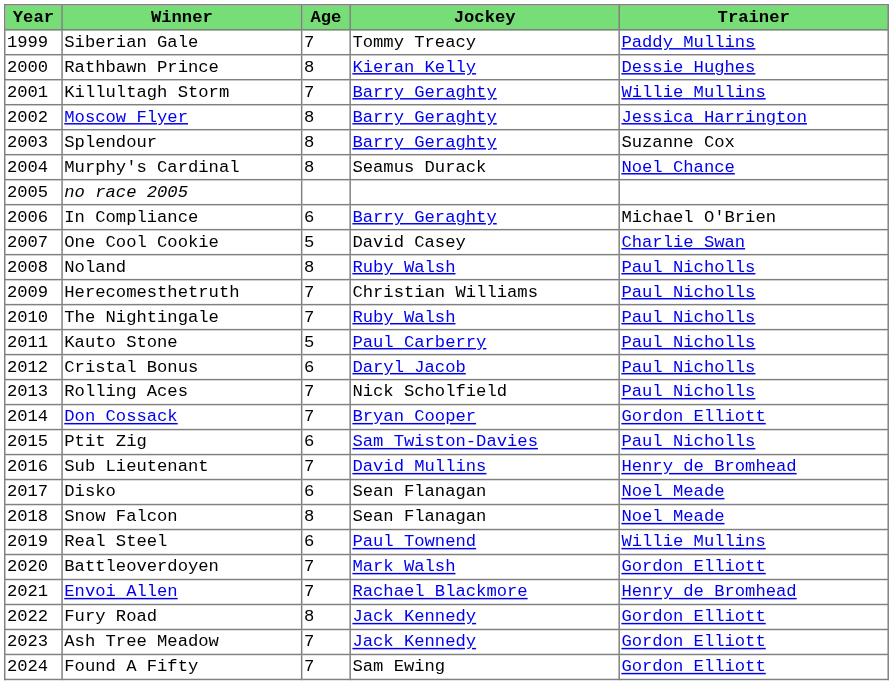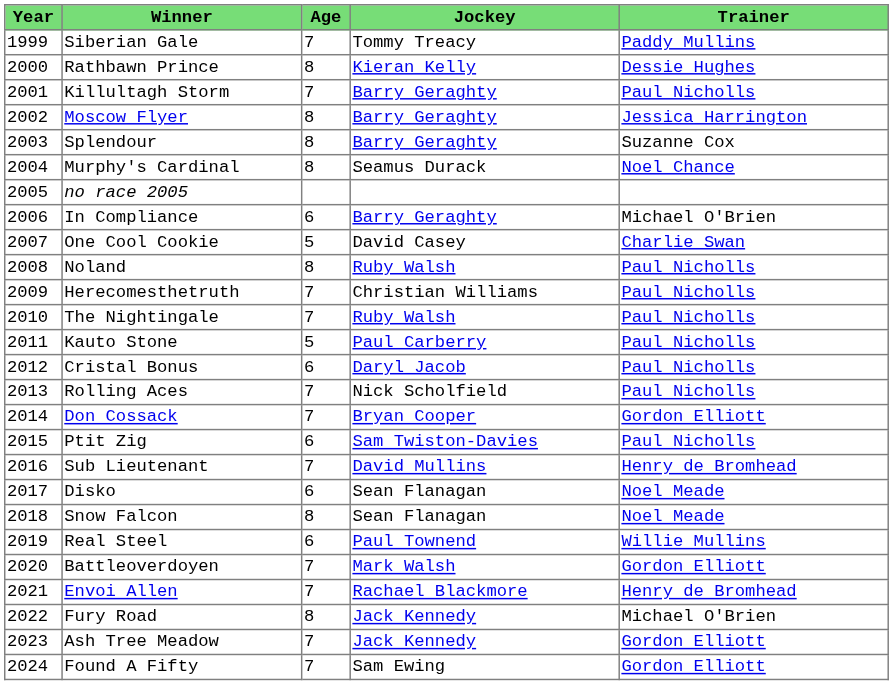(694, 92) Willie Mullins -> (688, 92) Paul Nicholls
(694, 617) Gordon Elliott -> (699, 617) Michael O'Brien
